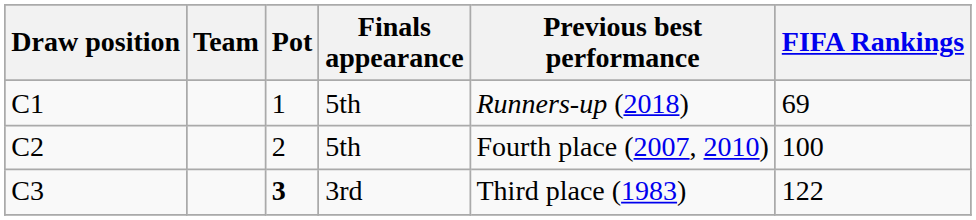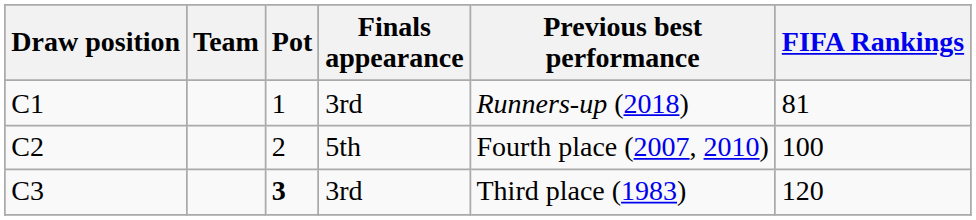(343, 102) 5th -> (344, 102) 3rd
(796, 102) 69 -> (796, 102) 81
(803, 191) 122 -> (803, 191) 120
